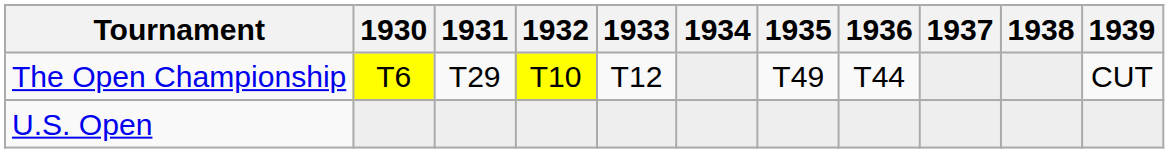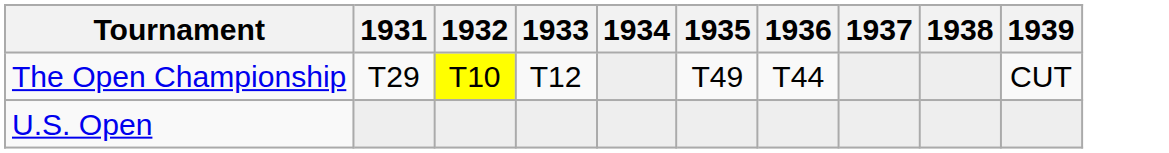- column: (394, 29)
